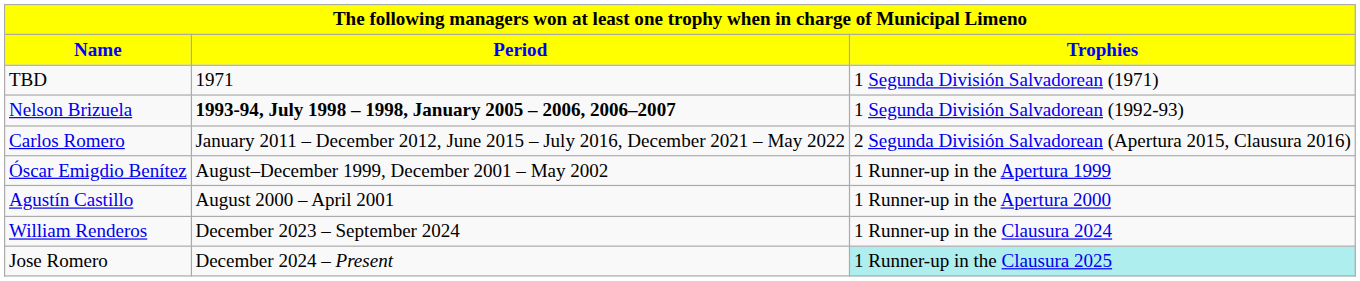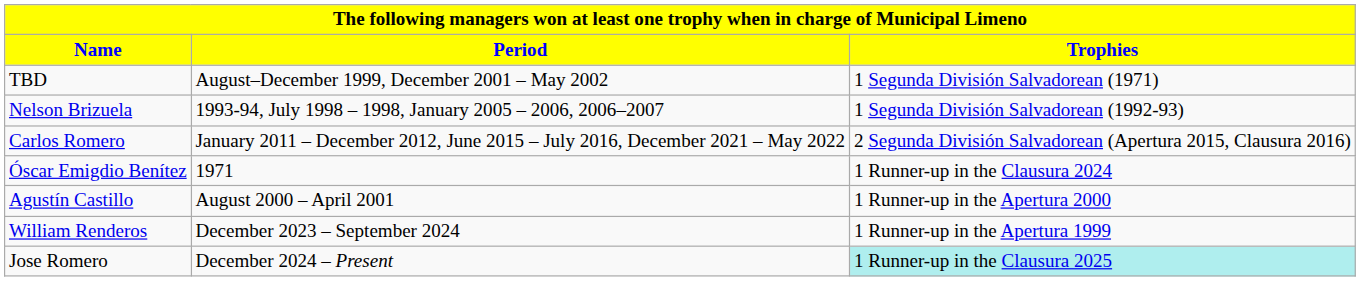(214, 79) 1971 -> (402, 79) August–December 1999, December 2001 – May 2002
(436, 110) bold -> (430, 110) normal
(402, 170) August–December 1999, December 2001 – May 2002 -> (214, 170) 1971
(982, 170) 1 Runner-up in the Apertura 1999 -> (983, 170) 1 Runner-up in the Clausura 2024
(983, 230) 1 Runner-up in the Clausura 2024 -> (982, 230) 1 Runner-up in the Apertura 1999
